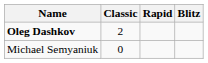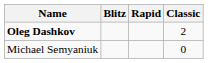columns swapped: (120, 13) <-> (189, 13)
